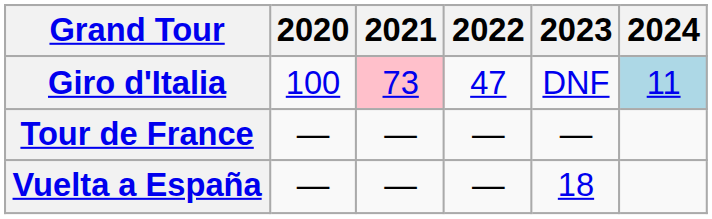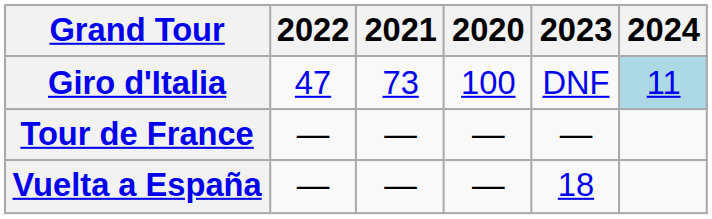columns swapped: (313, 30) <-> (488, 30)
(401, 82) pink background -> (401, 82) no background
